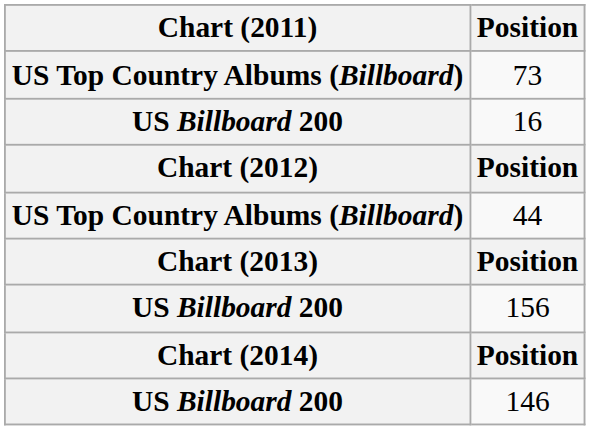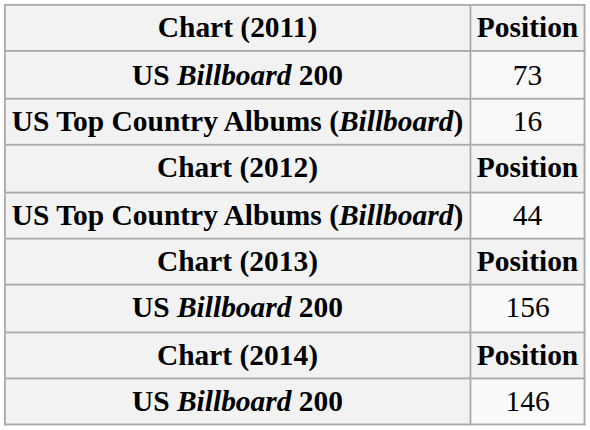(237, 74) US Top Country Albums (Billboard) -> (237, 74) US Billboard 200
(237, 121) US Billboard 200 -> (237, 121) US Top Country Albums (Billboard)
